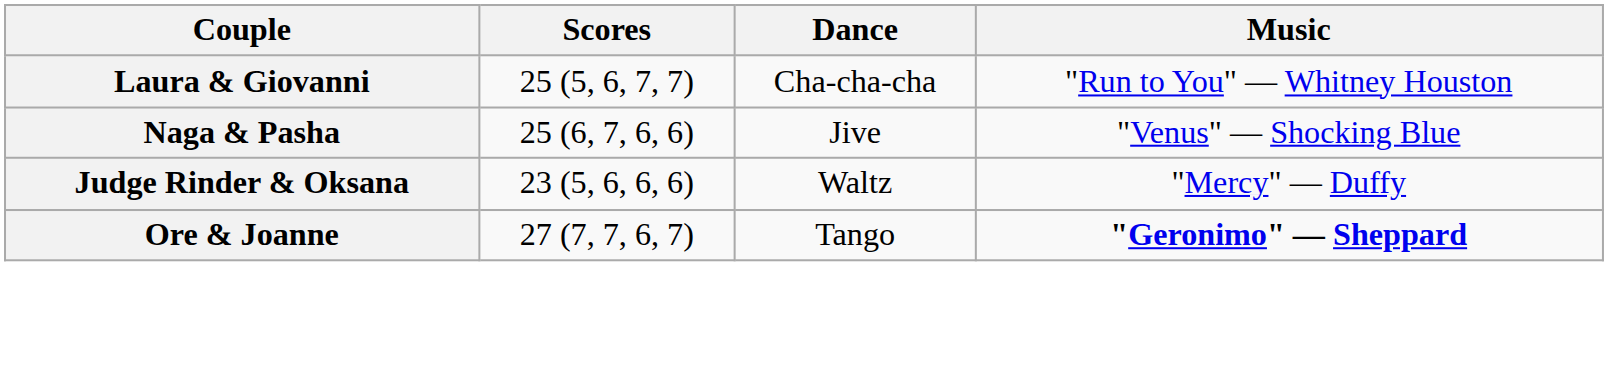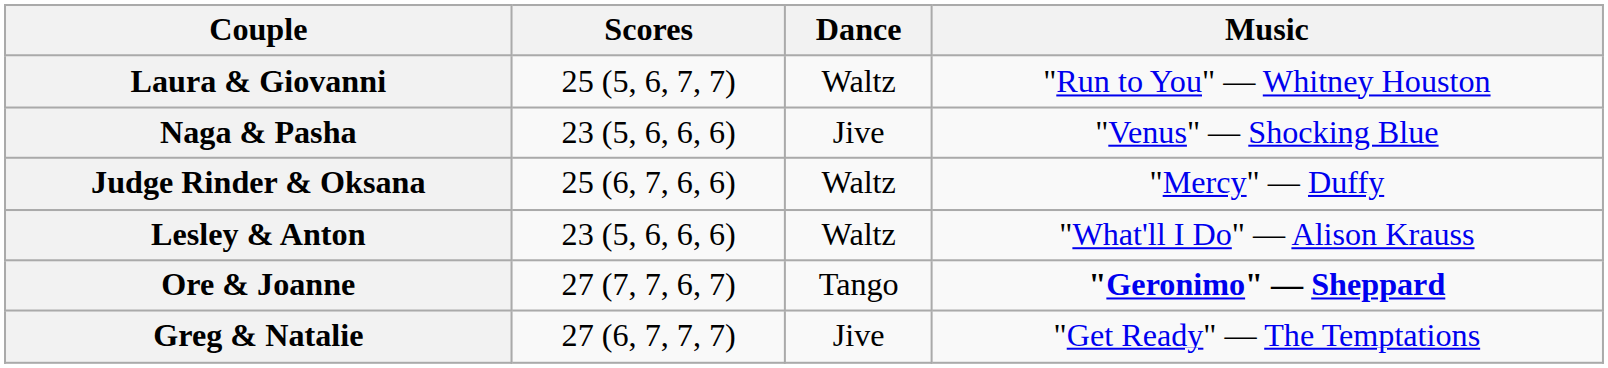(855, 81) Cha-cha-cha -> (859, 81) Waltz
(607, 132) 25 (6, 7, 6, 6) -> (649, 132) 23 (5, 6, 6, 6)
(607, 183) 23 (5, 6, 6, 6) -> (649, 183) 25 (6, 7, 6, 6)
+ row: (258, 234)
+ row: (258, 336)
